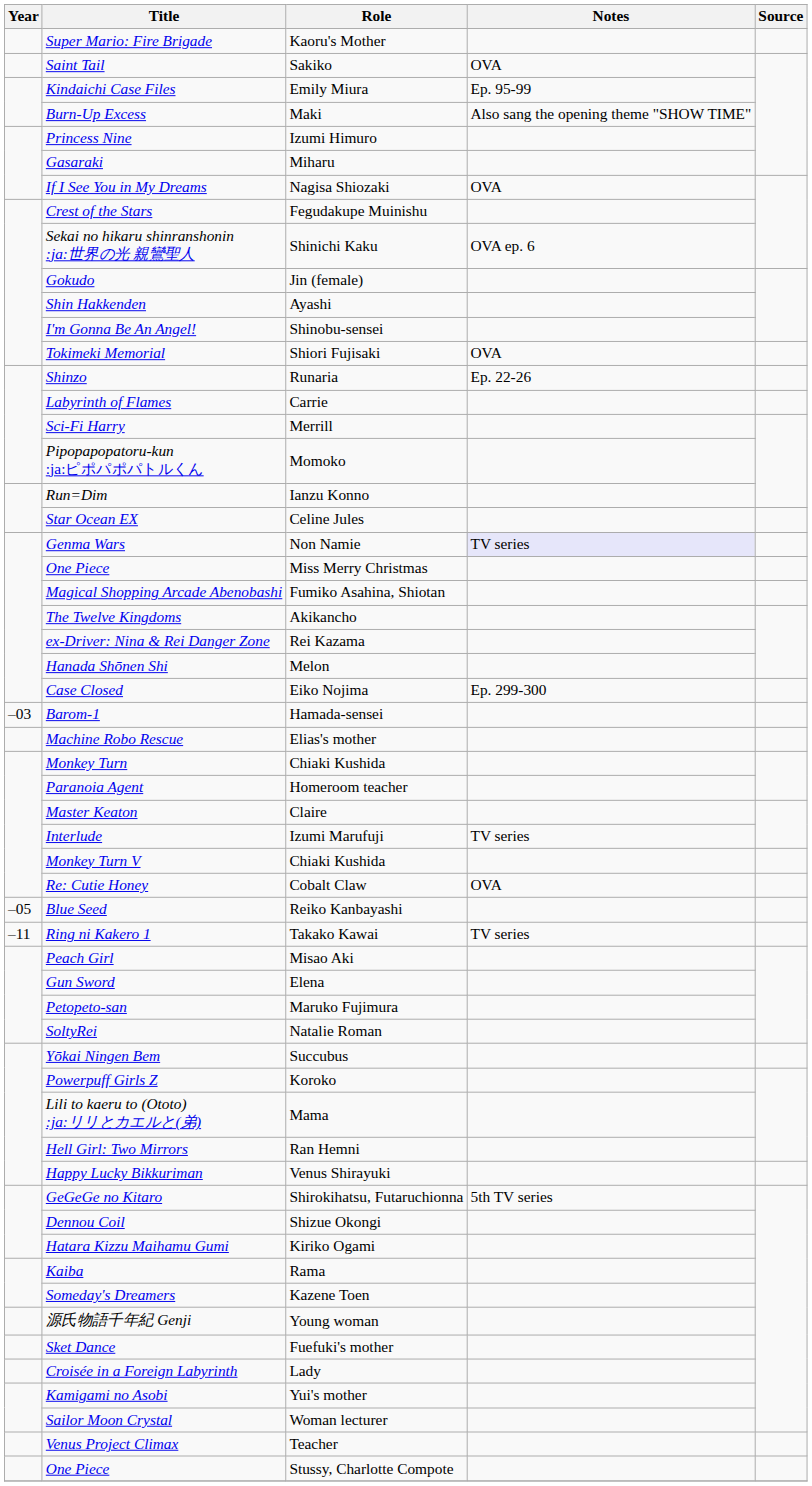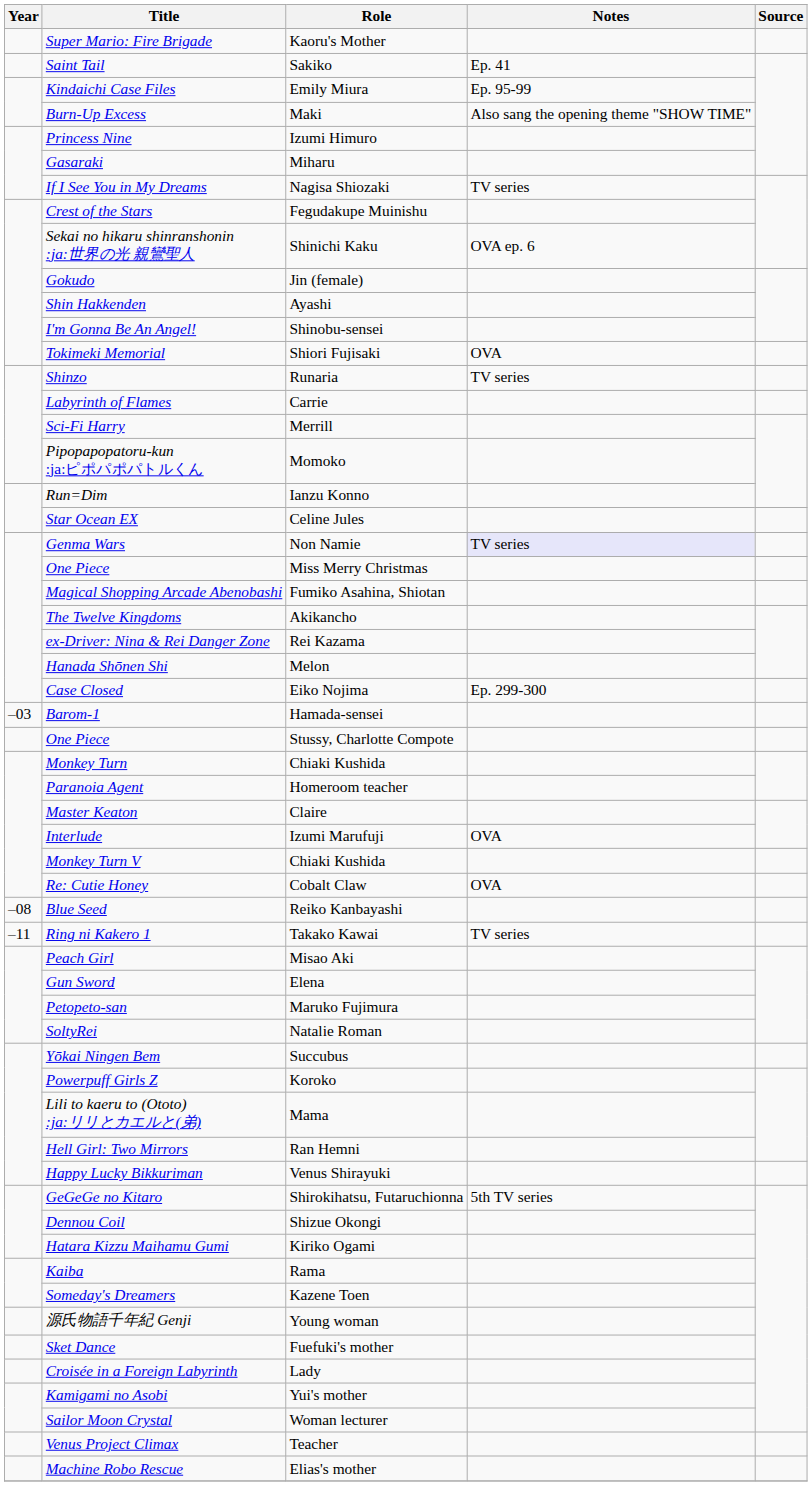(486, 65) OVA -> (491, 65) Ep. 41
(486, 187) OVA -> (500, 187) TV series
(501, 377) Ep. 22-26 -> (500, 377) TV series
rows swapped: (114, 739) <-> (78, 1468)
(500, 836) TV series -> (486, 836) OVA
(20, 909) –05 -> (20, 909) –08
